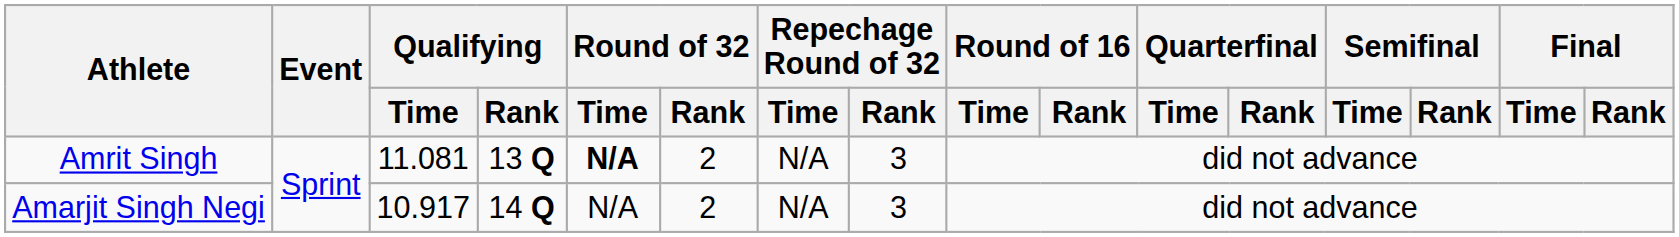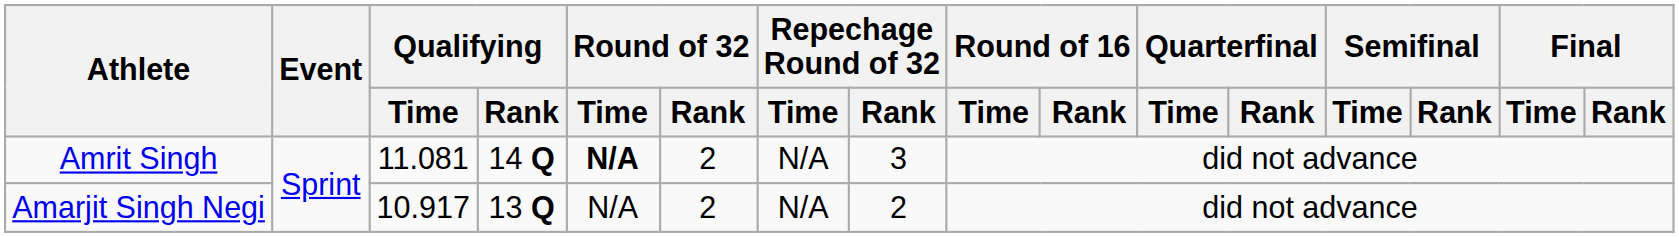(522, 160) 13 Q -> (522, 160) 14 Q
(522, 208) 14 Q -> (522, 208) 13 Q
(898, 208) 3 -> (898, 208) 2
